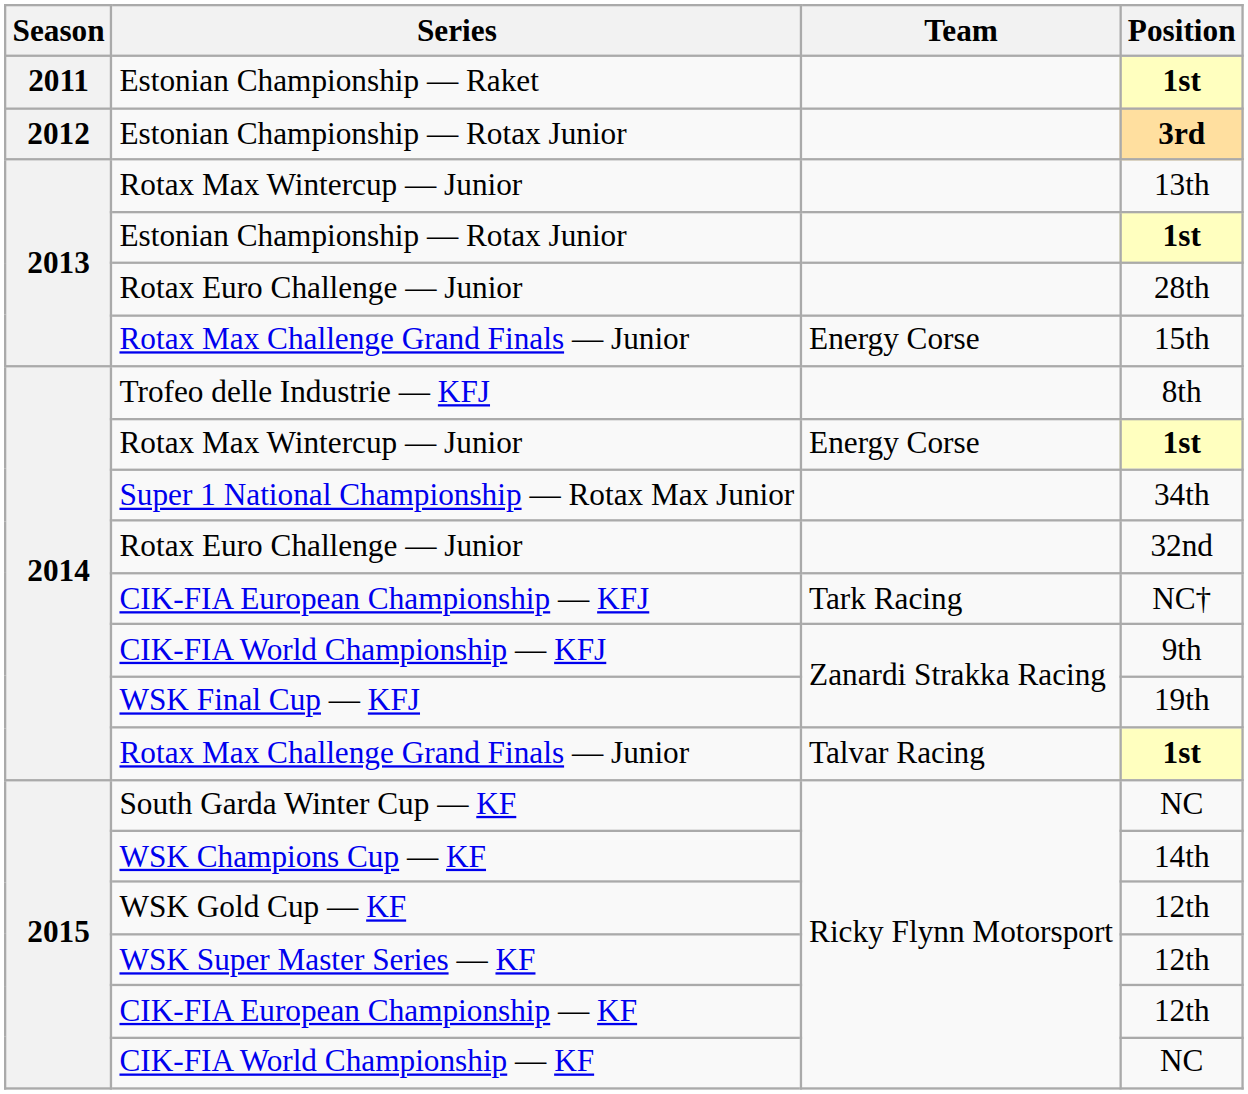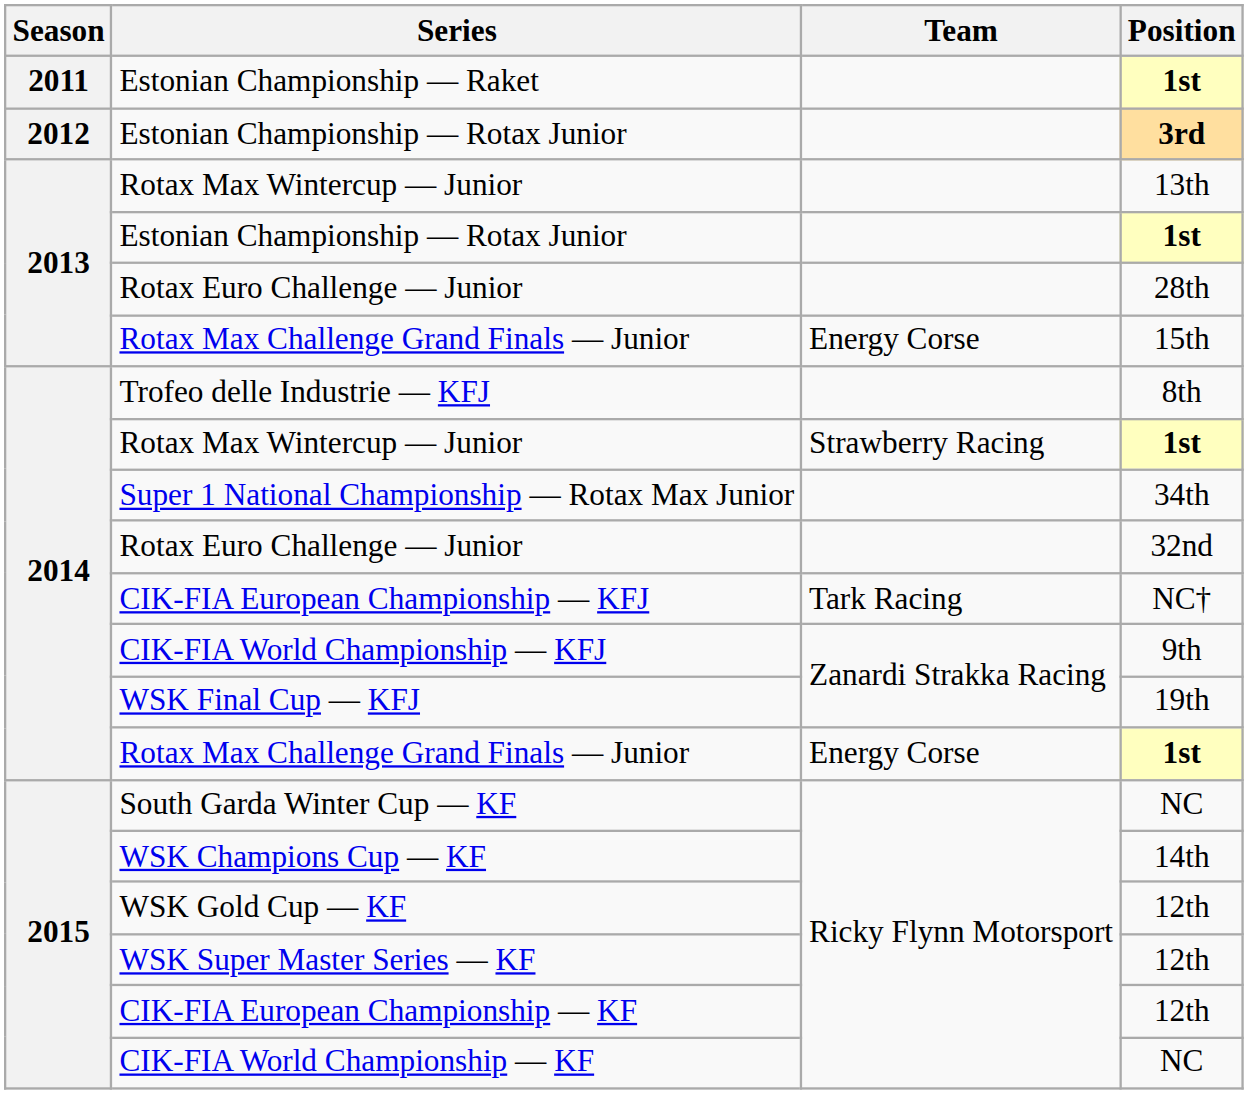(894, 442) Energy Corse -> (927, 442) Strawberry Racing
(897, 752) Talvar Racing -> (894, 752) Energy Corse
